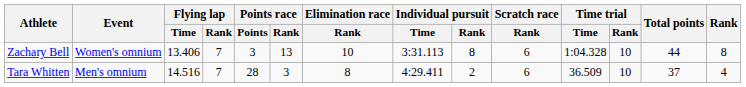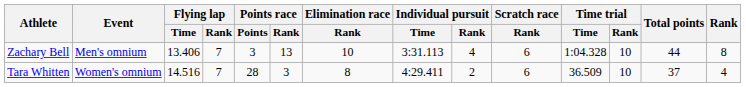(118, 53) Women's omnium -> (111, 53) Men's omnium
(472, 53) 8 -> (472, 53) 4
(111, 72) Men's omnium -> (118, 72) Women's omnium
